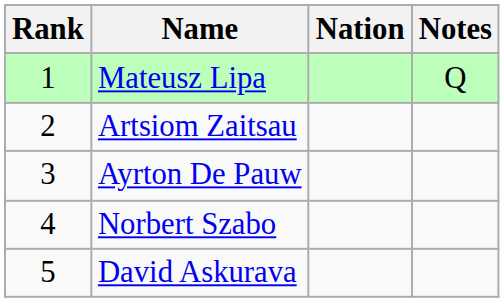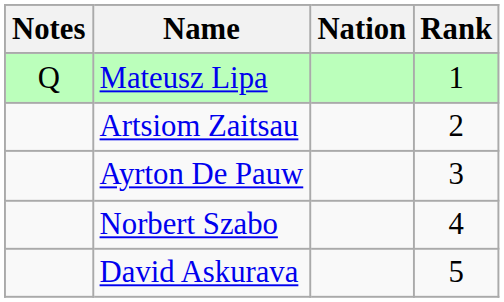columns swapped: (48, 28) <-> (455, 28)
